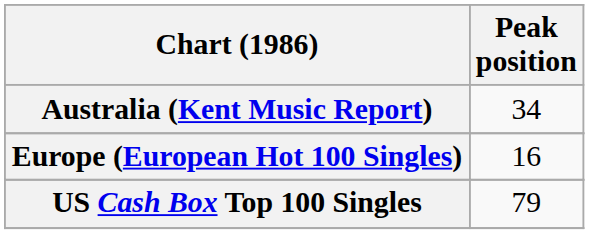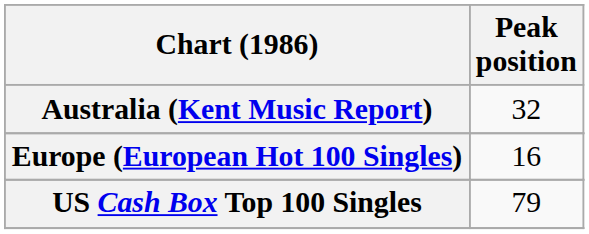(526, 108) 34 -> (526, 108) 32
